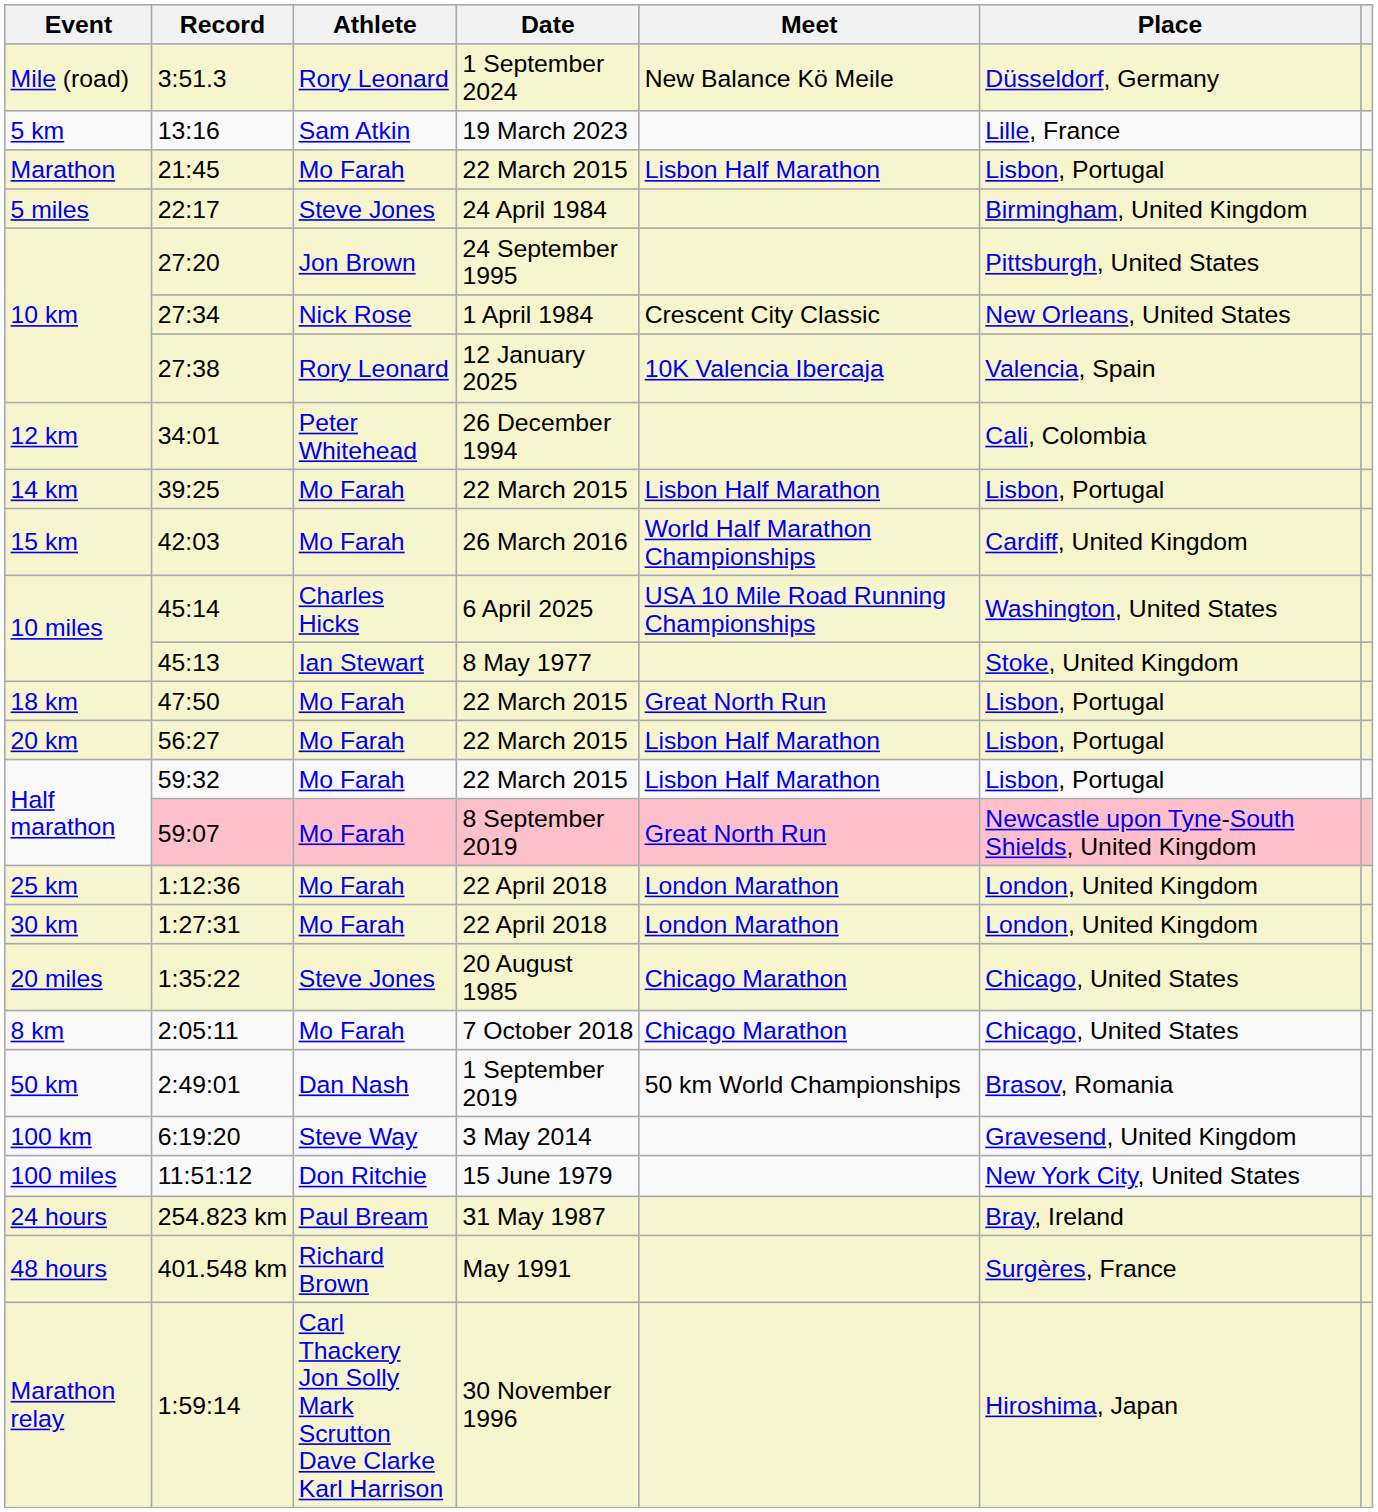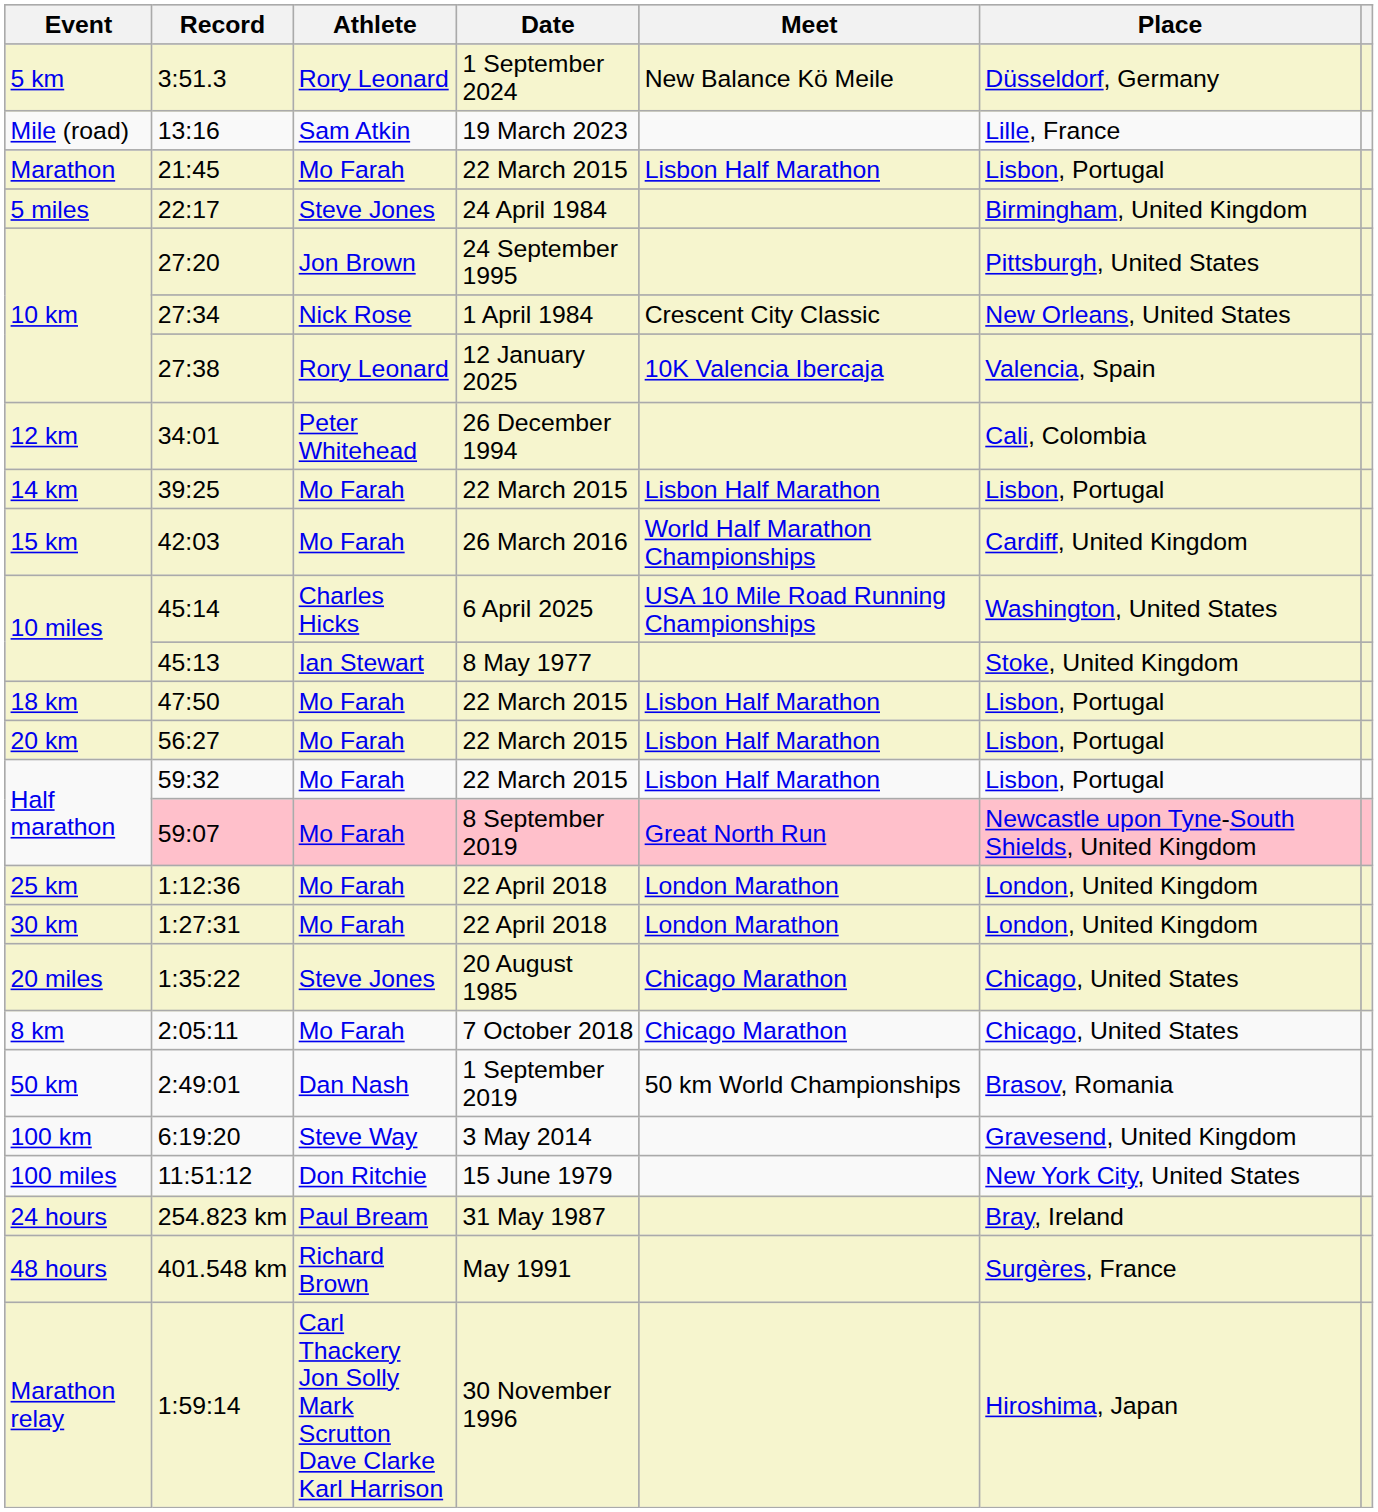(70, 78) Mile (road) -> (37, 78) 5 km
(37, 131) 5 km -> (70, 131) Mile (road)
(735, 701) Great North Run -> (762, 701) Lisbon Half Marathon
